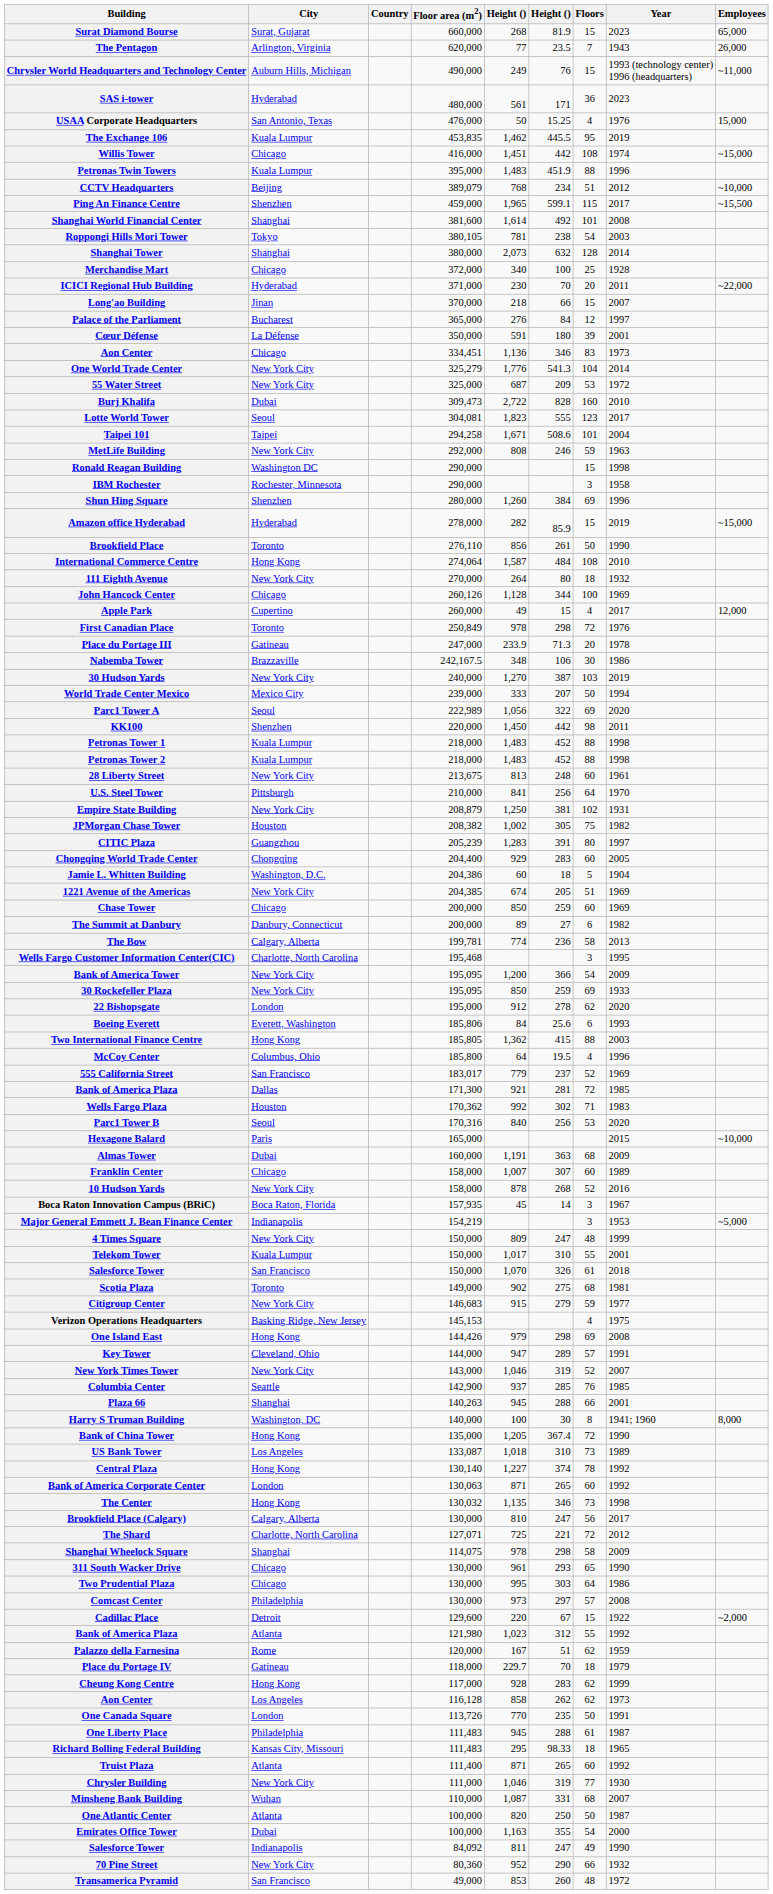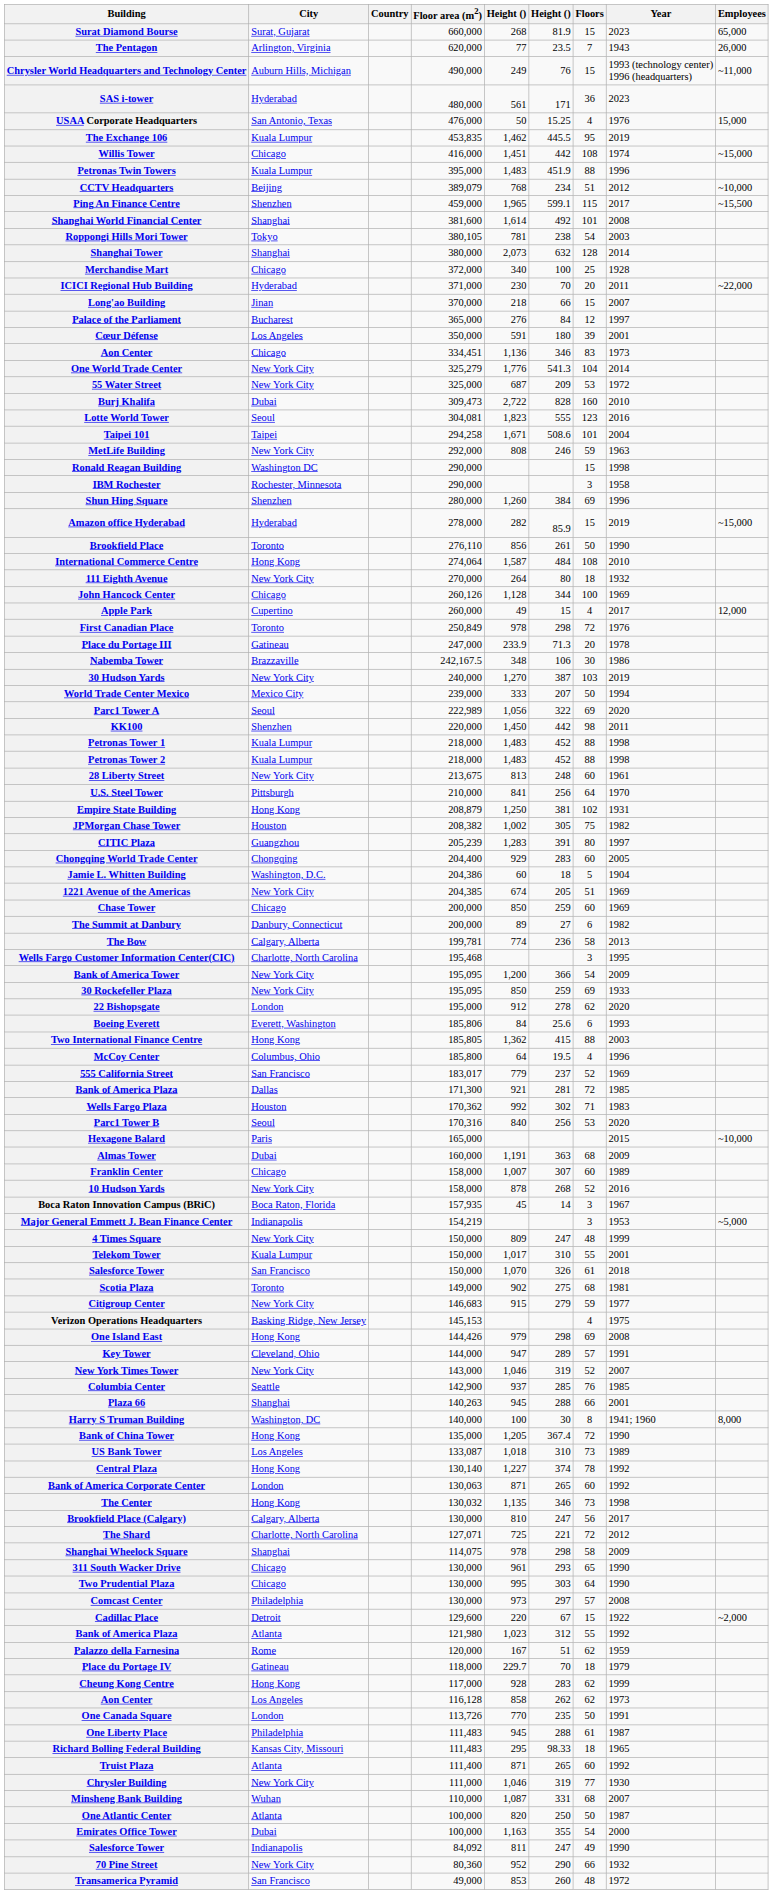(275, 335) La Défense -> (277, 335) Los Angeles
(619, 418) 2017 -> (619, 418) 2016
(283, 809) New York City -> (276, 809) Hong Kong
(619, 1584) 1986 -> (619, 1584) 1990
